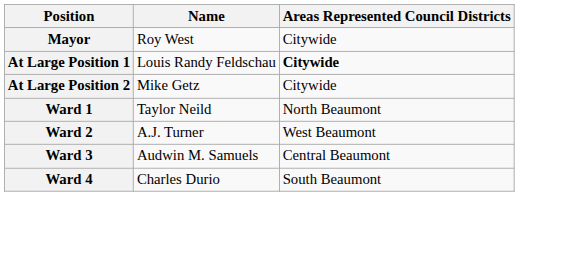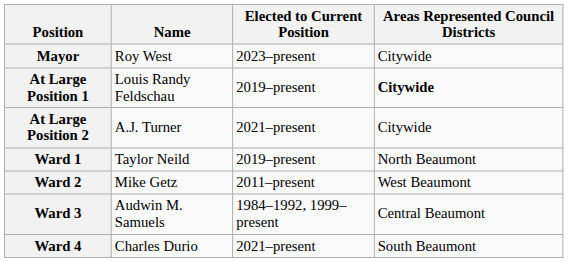+ column: (304, 24)
(168, 86) Mike Getz -> (148, 127) A.J. Turner
(170, 132) A.J. Turner -> (146, 182) Mike Getz
